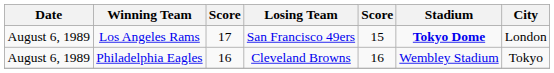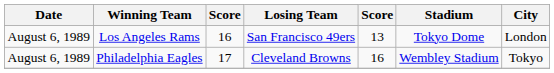(225, 36) 17 -> (225, 36) 16
(377, 36) 15 -> (377, 36) 13
(449, 36) bold -> (449, 36) normal
(225, 57) 16 -> (225, 57) 17
